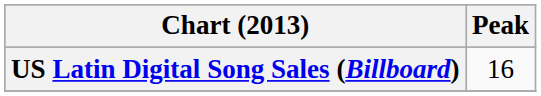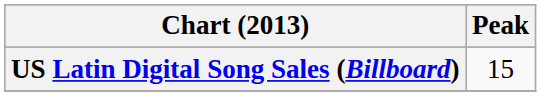(501, 68) 16 -> (501, 68) 15
